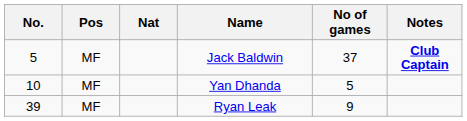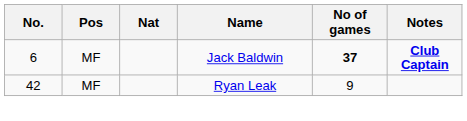(33, 58) 5 -> (33, 58) 6
(350, 58) normal -> (350, 58) bold
- row: (245, 86)
(33, 106) 39 -> (33, 86) 42
